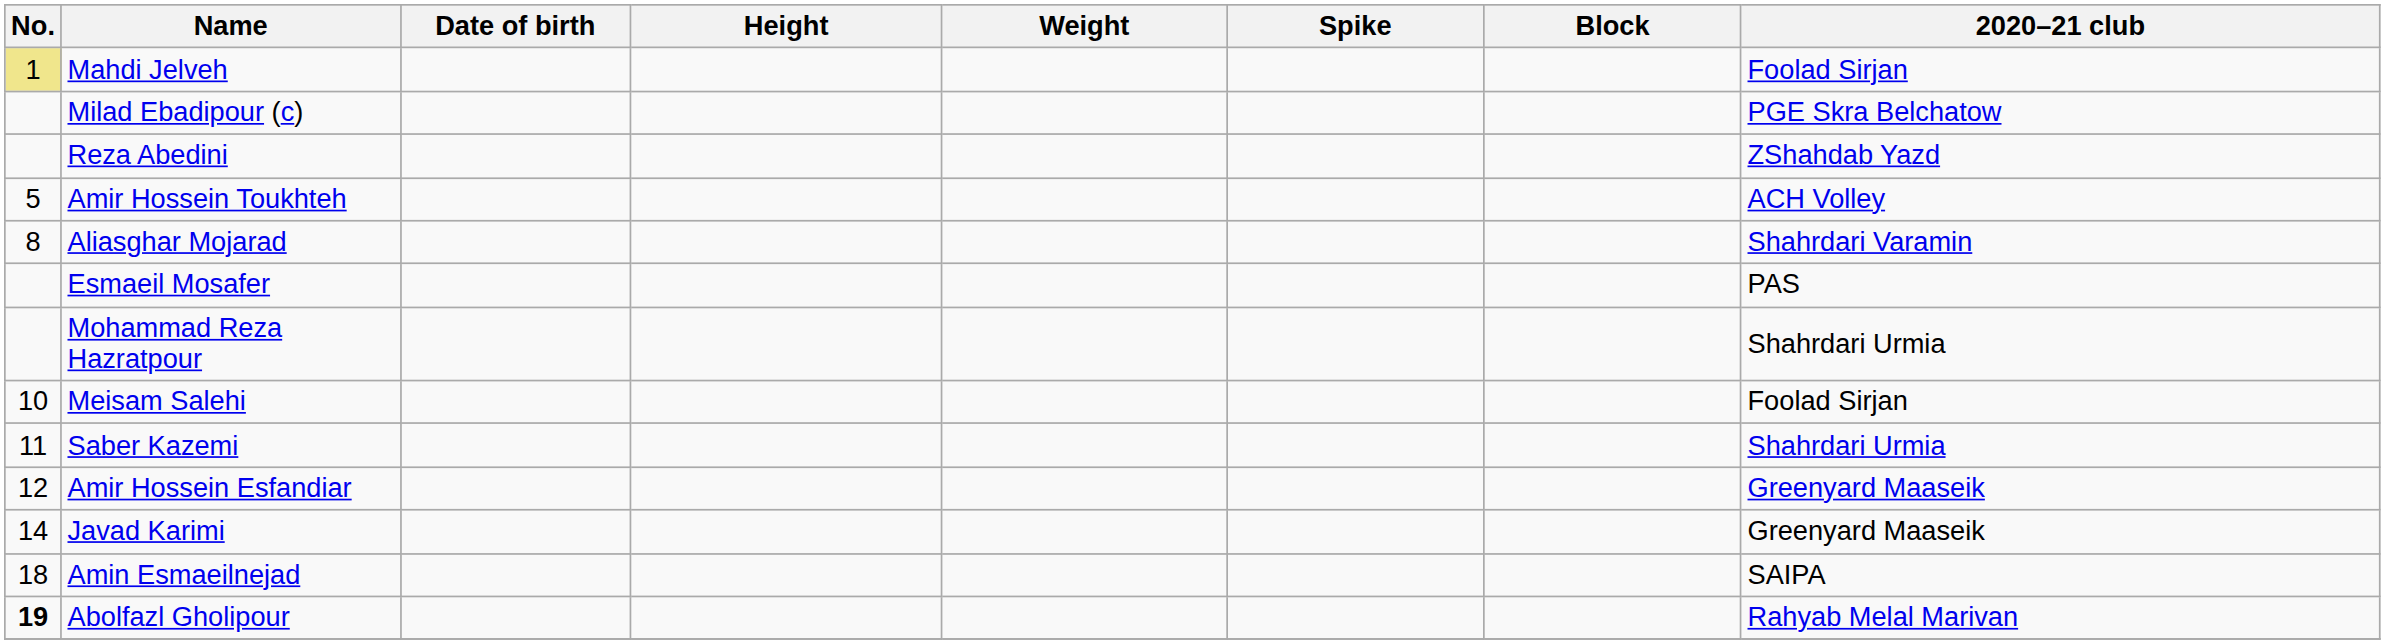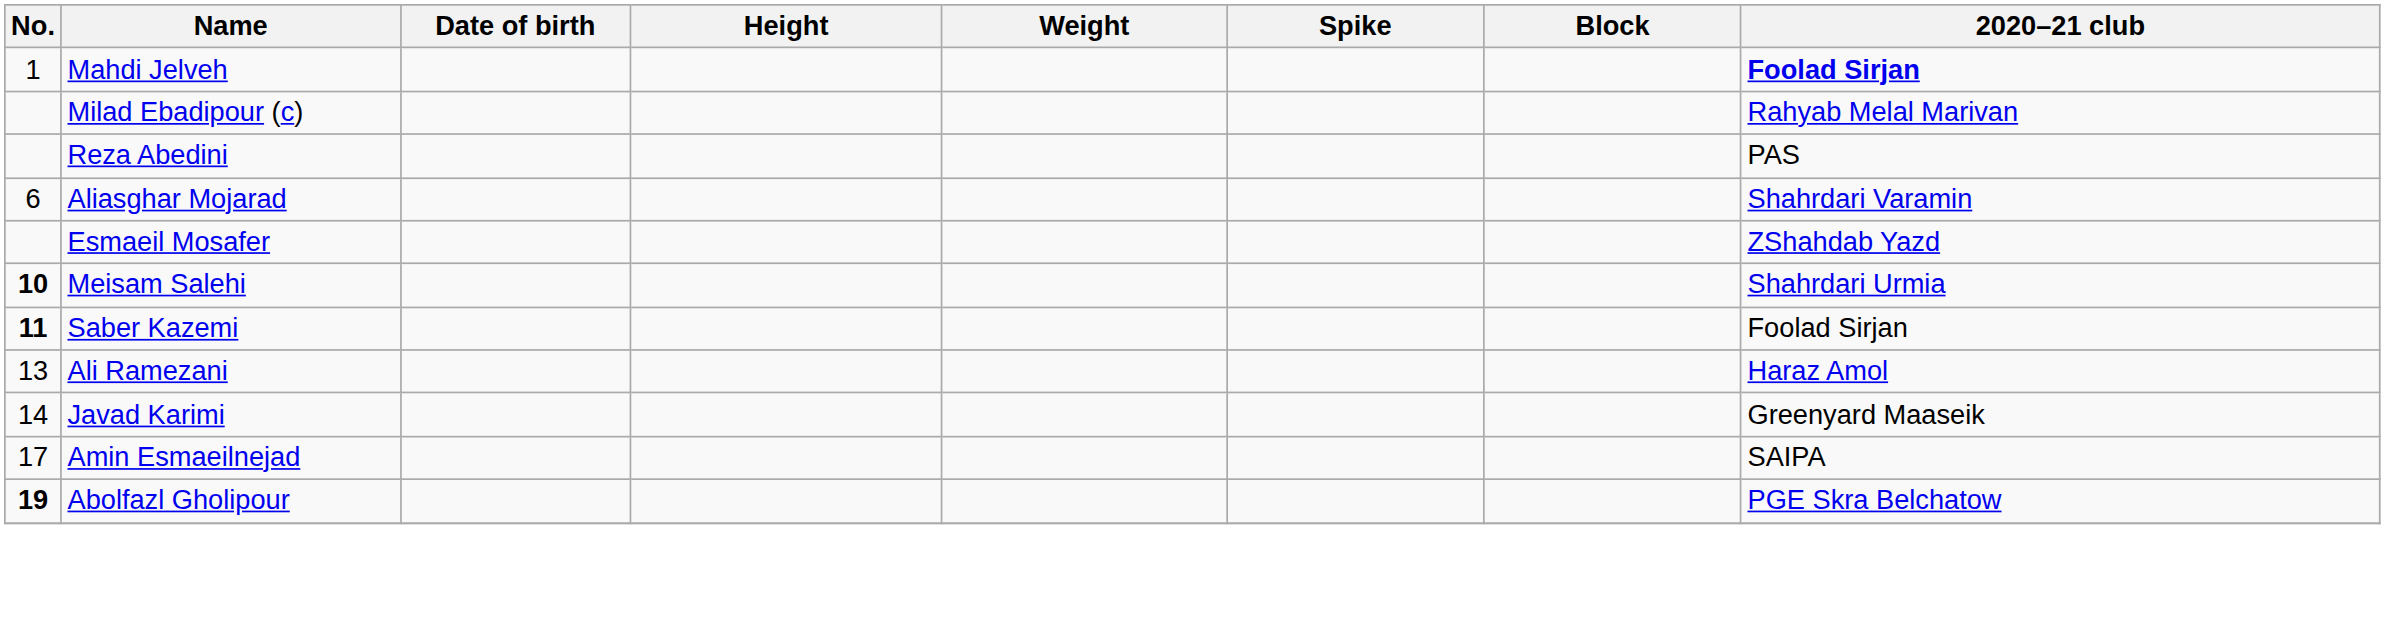(33, 69) khaki background -> (33, 69) no background
(1828, 69) normal -> (1834, 69) bold
(1875, 112) PGE Skra Belchatow -> (1883, 112) Rahyab Melal Marivan
(1844, 155) ZShahdab Yazd -> (1774, 155) PAS
- row: (207, 198)
(33, 241) 8 -> (33, 198) 6
(1774, 284) PAS -> (1844, 241) ZShahdab Yazd
- row: (175, 343)
(33, 401) normal -> (33, 284) bold
(1828, 401) Foolad Sirjan -> (1847, 284) Shahrdari Urmia
(33, 444) normal -> (33, 328) bold
(1847, 444) Shahrdari Urmia -> (1828, 328) Foolad Sirjan
- row: (210, 488)
+ row: (148, 371)
(33, 574) 18 -> (33, 457) 17
(1883, 617) Rahyab Melal Marivan -> (1875, 500) PGE Skra Belchatow
